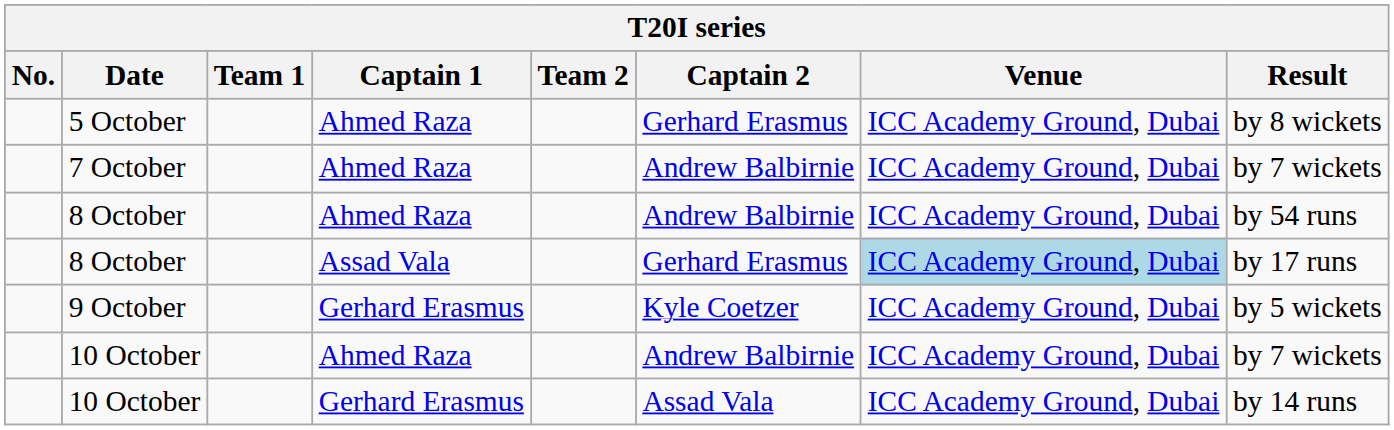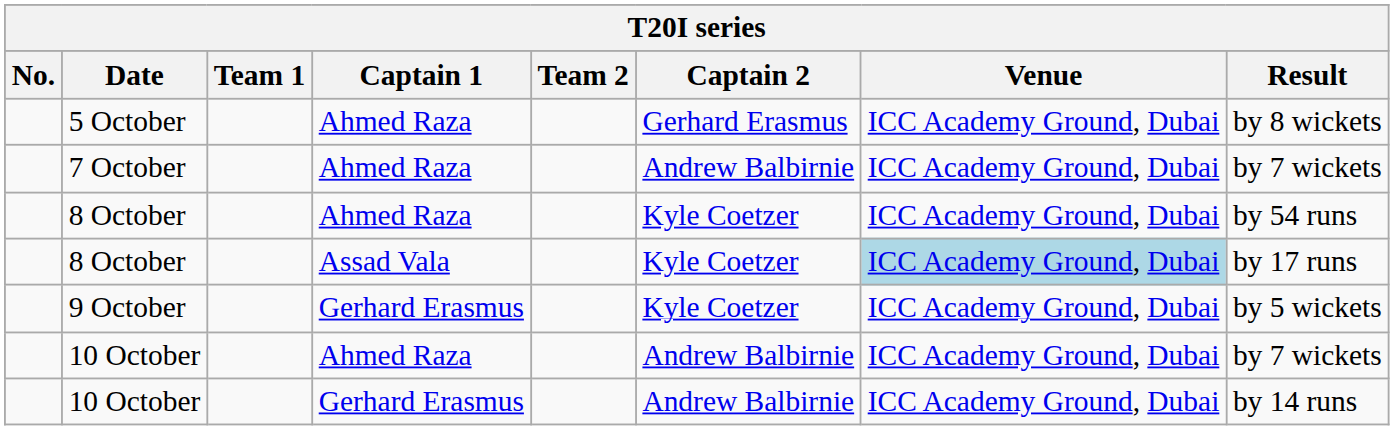(748, 214) Andrew Balbirnie -> (720, 214) Kyle Coetzer
(745, 261) Gerhard Erasmus -> (720, 261) Kyle Coetzer
(708, 401) Assad Vala -> (748, 401) Andrew Balbirnie
